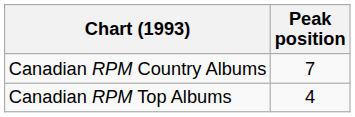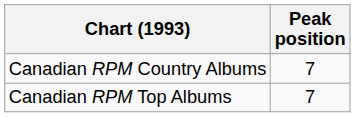(310, 97) 4 -> (310, 97) 7
